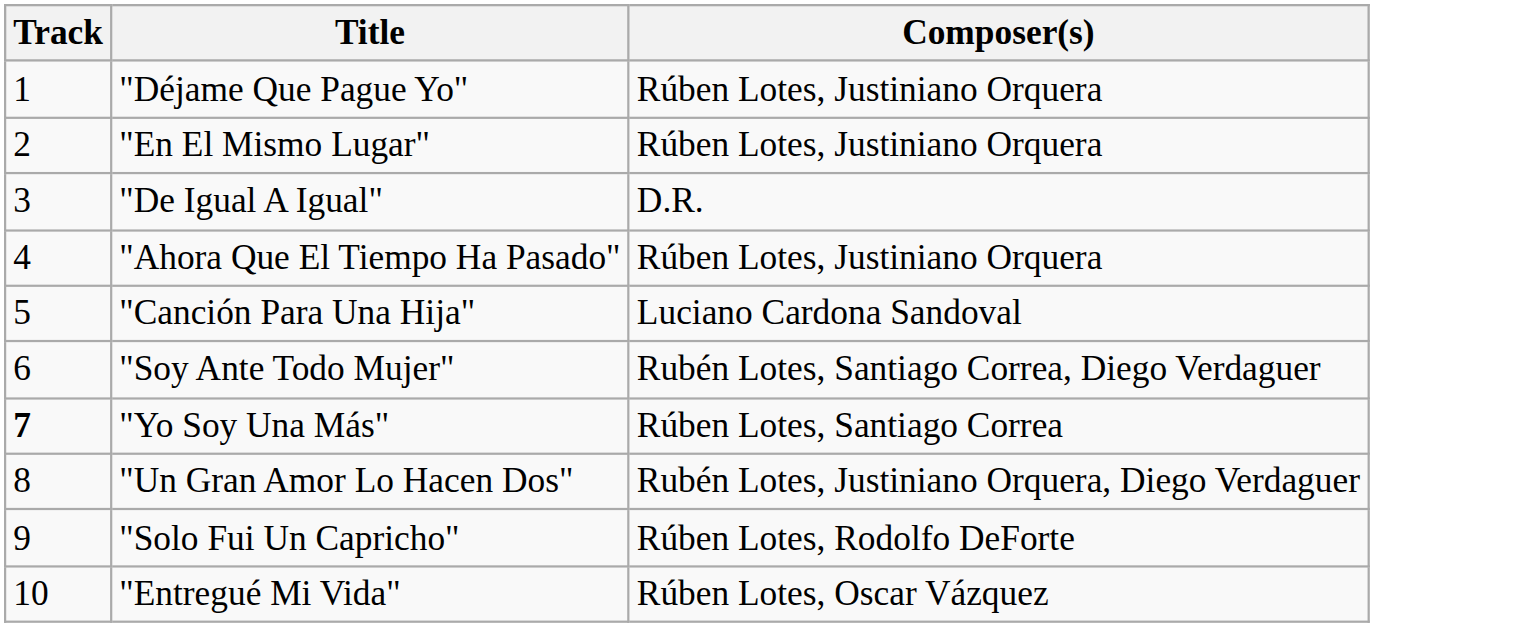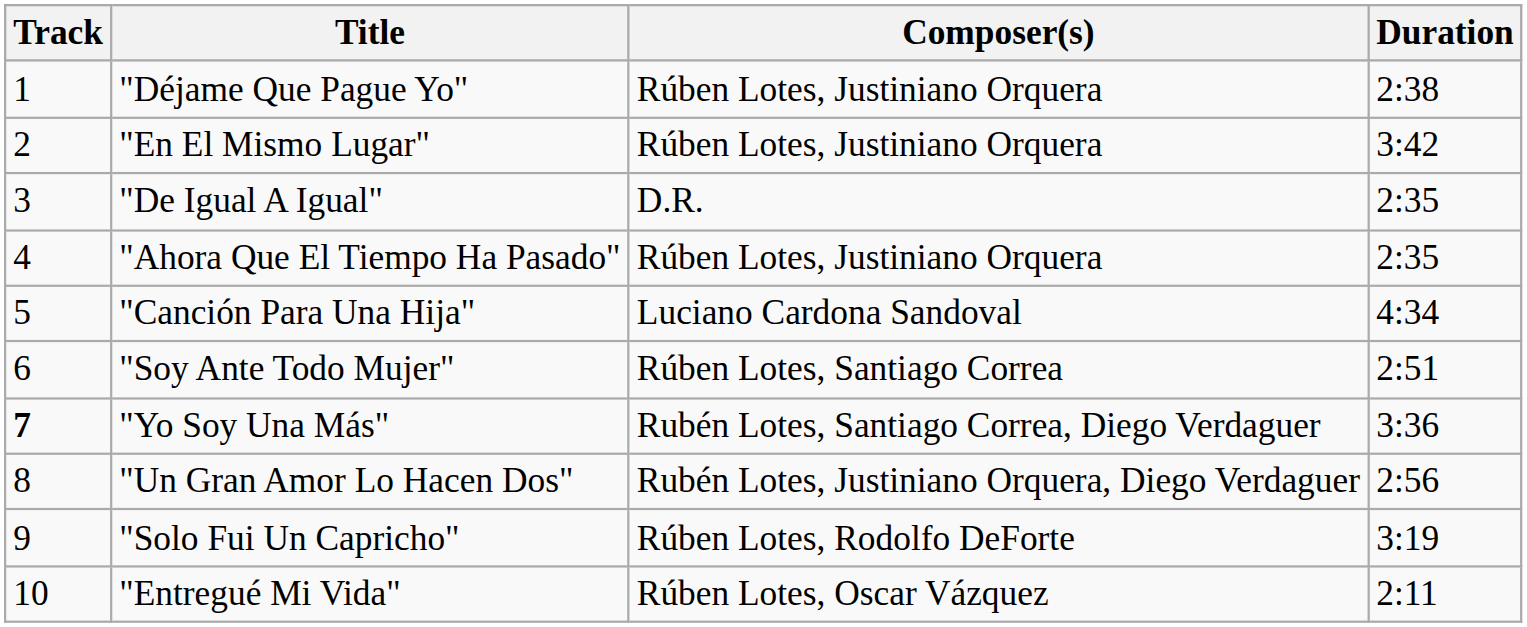+ column: (1445, 32)
(979, 369) Rubén Lotes, Santiago Correa, Diego Verdaguer -> (850, 369) Rúben Lotes, Santiago Correa
(850, 425) Rúben Lotes, Santiago Correa -> (979, 425) Rubén Lotes, Santiago Correa, Diego Verdaguer
